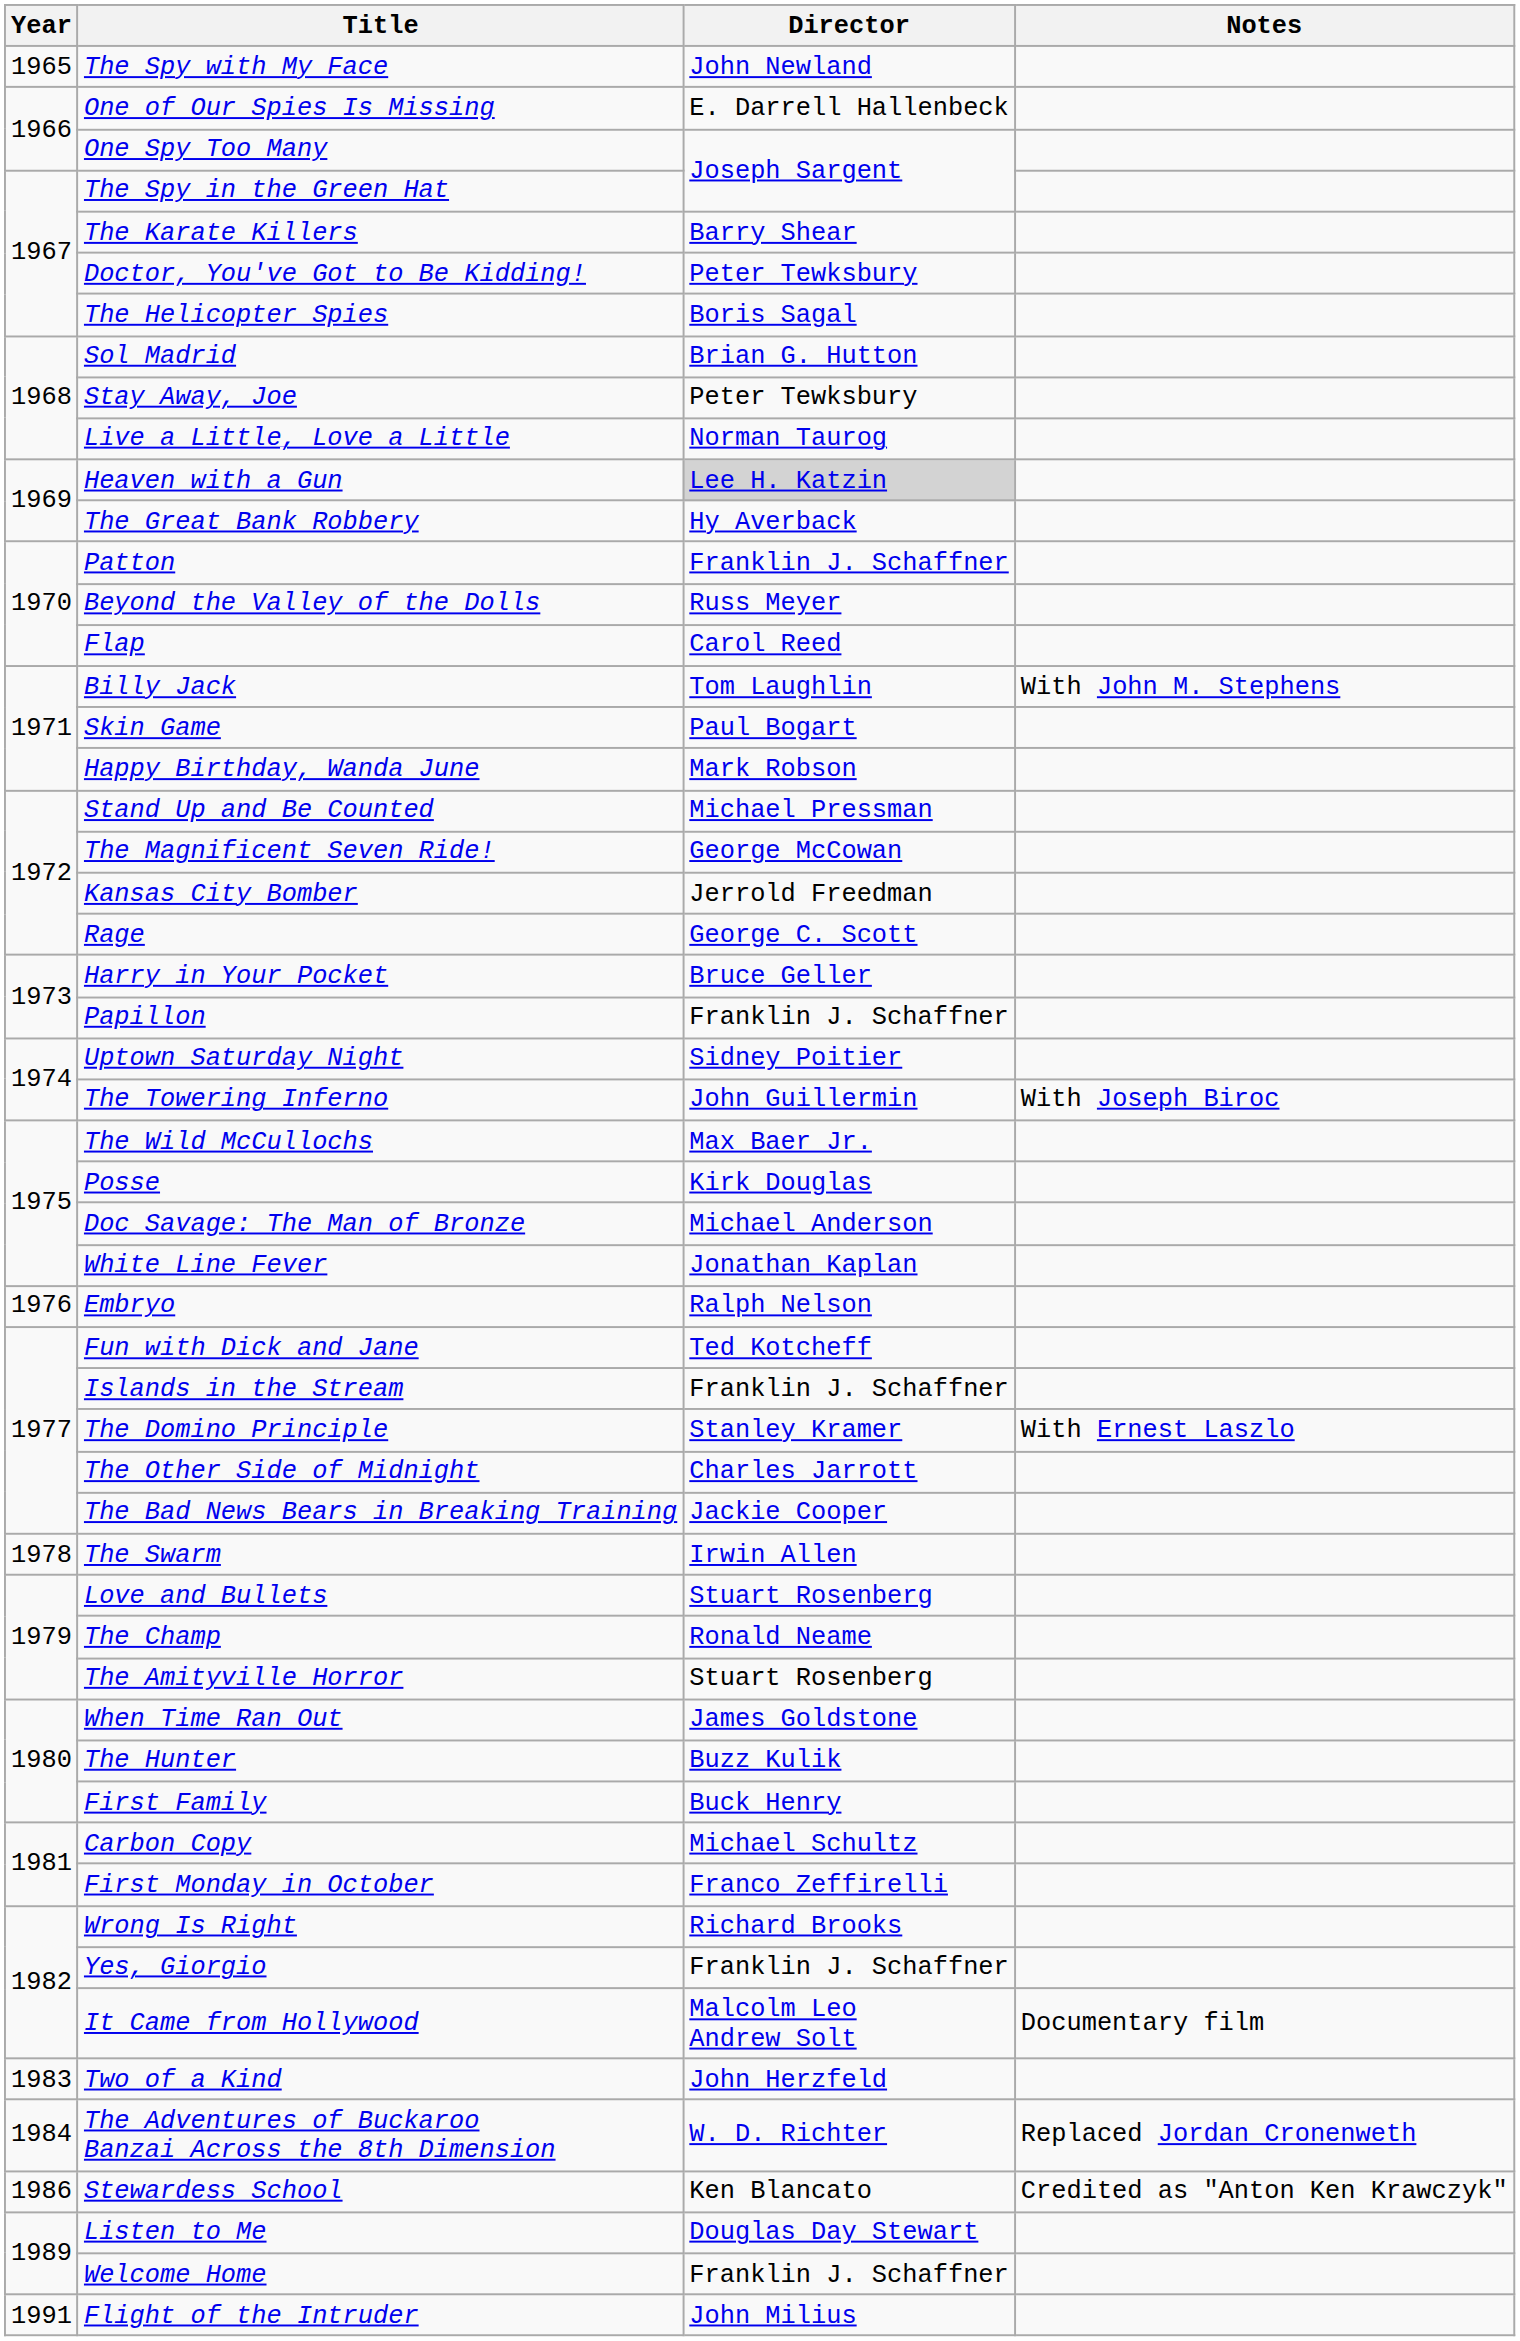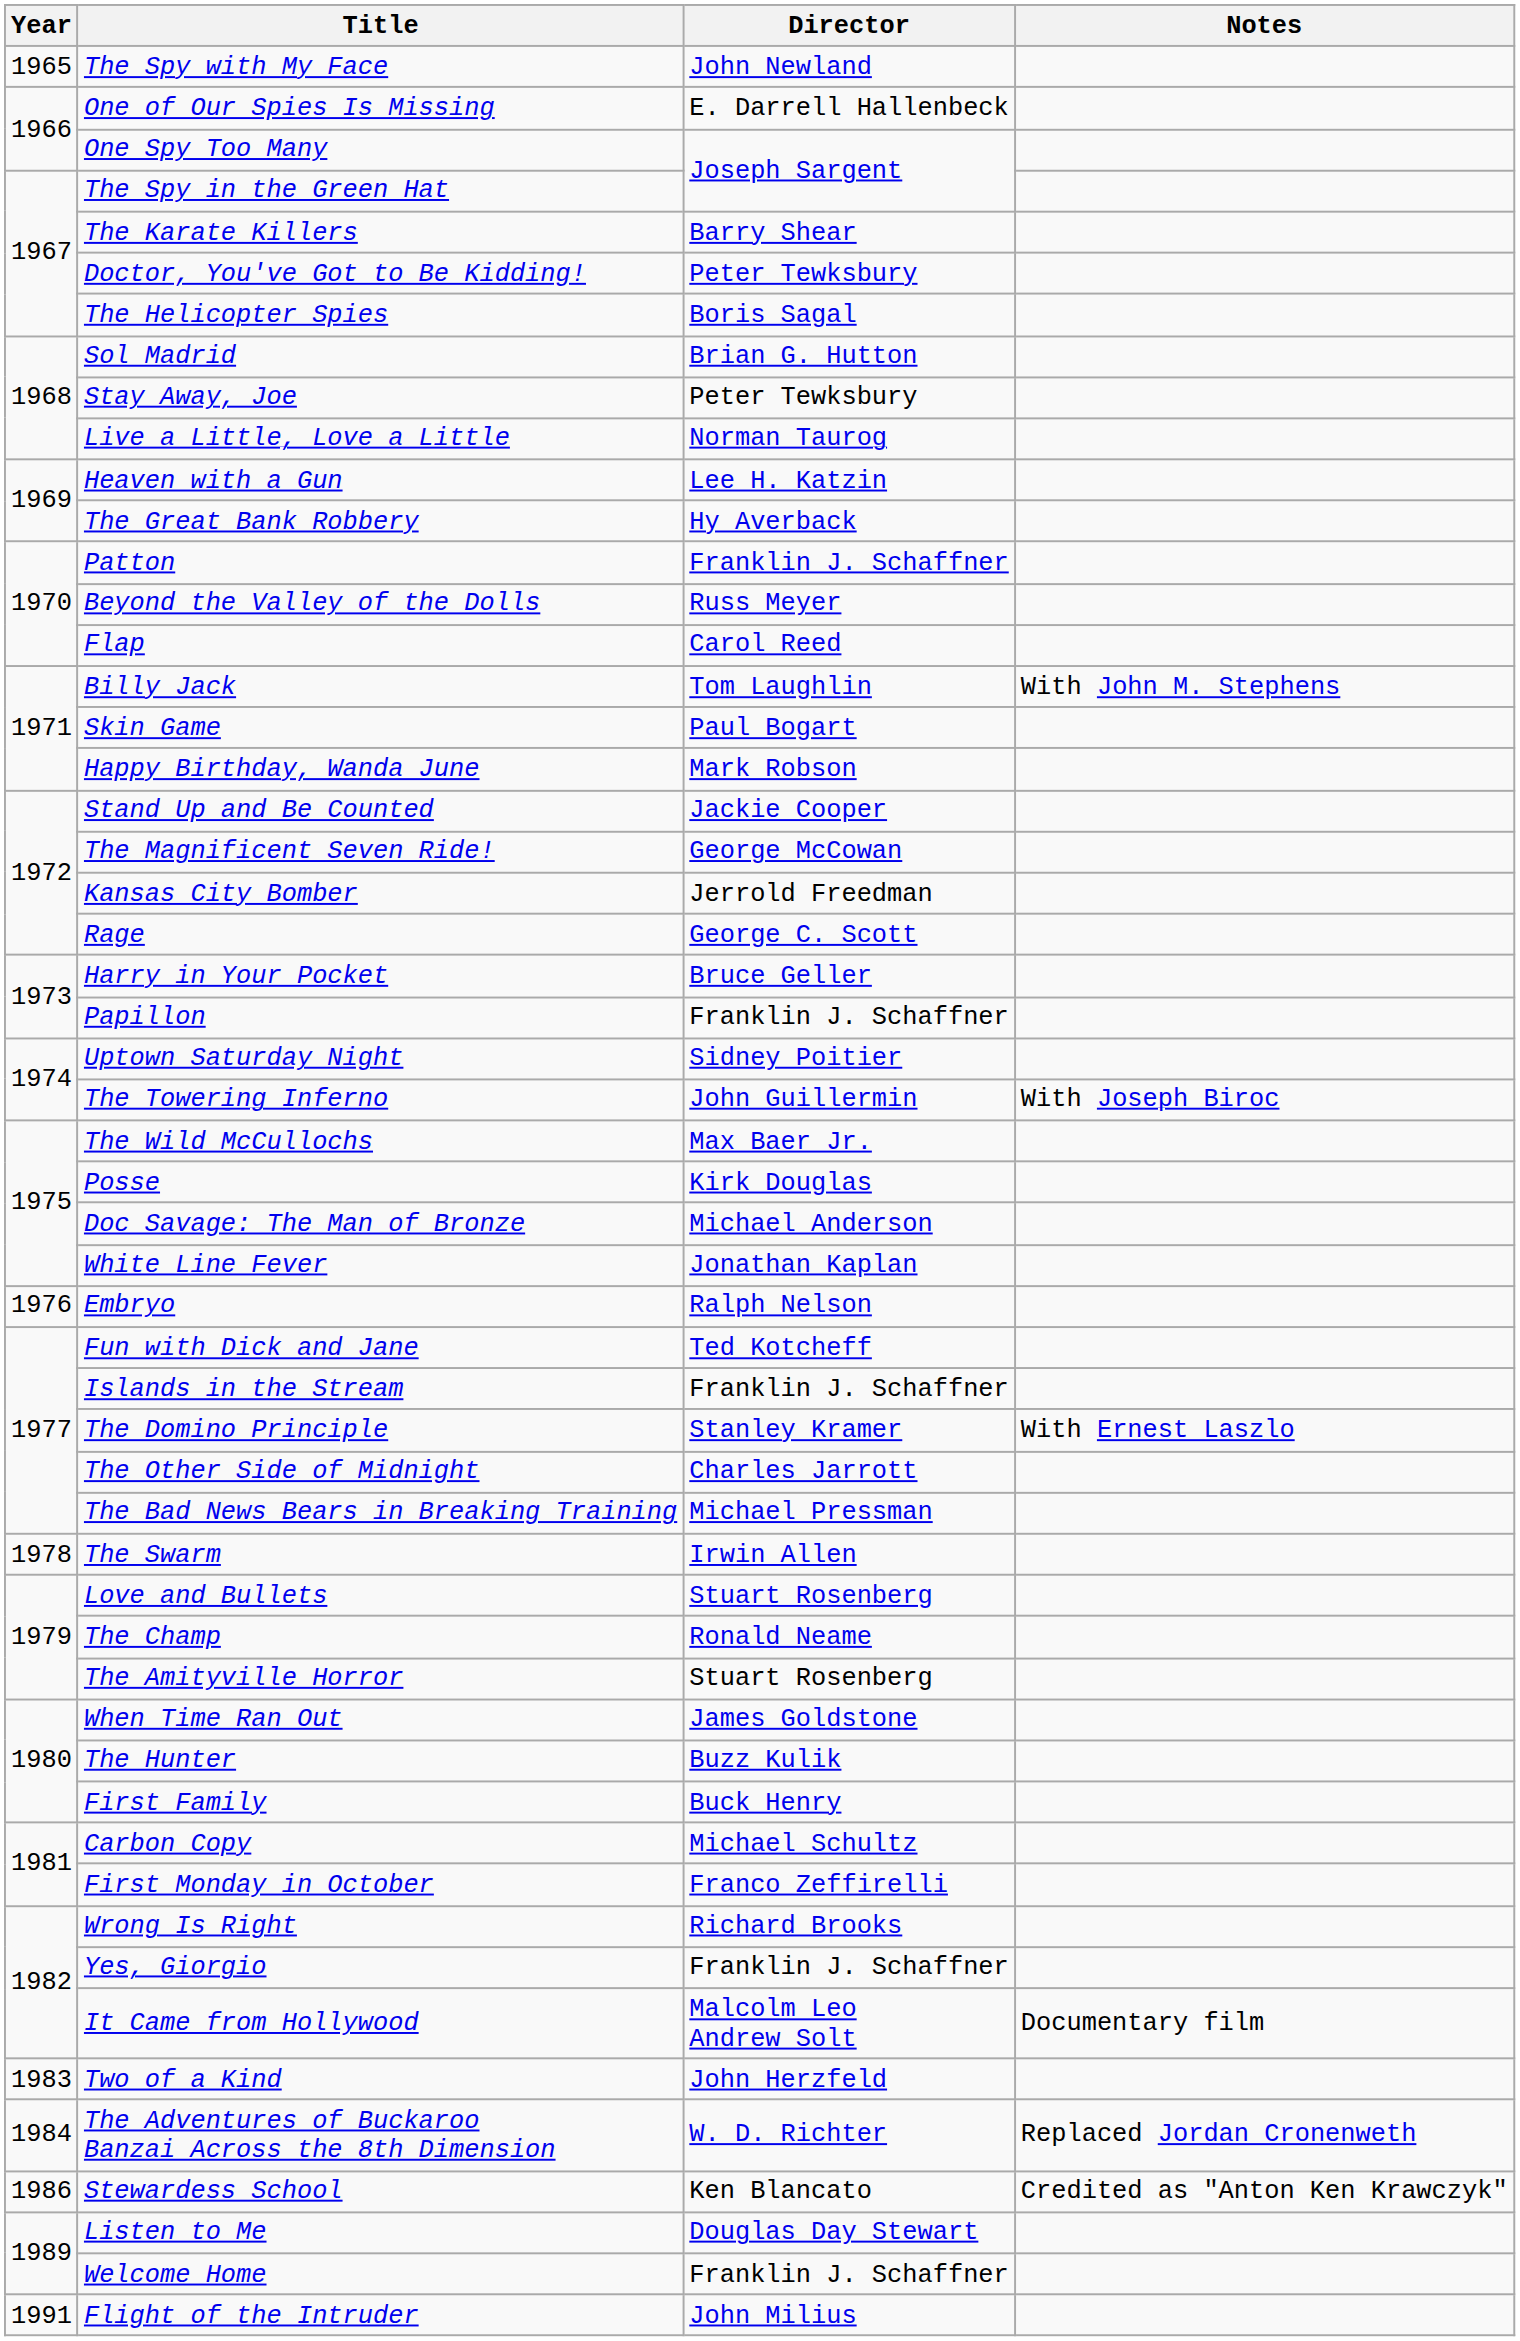(788, 480) lightgrey background -> (788, 480) no background
(811, 811) Michael Pressman -> (788, 811) Jackie Cooper
(788, 1513) Jackie Cooper -> (811, 1513) Michael Pressman
